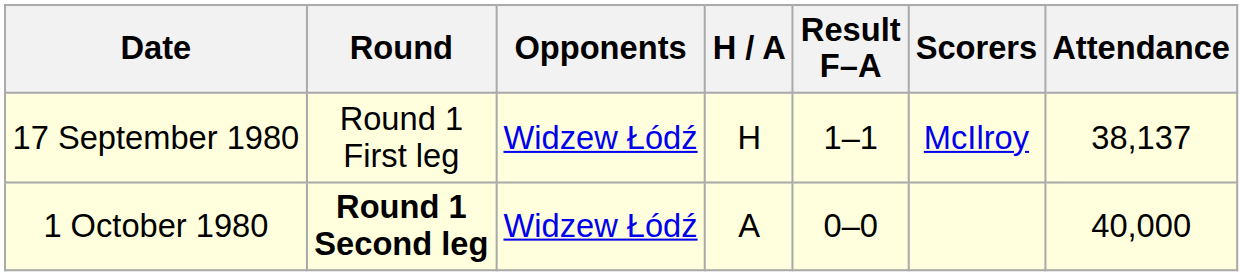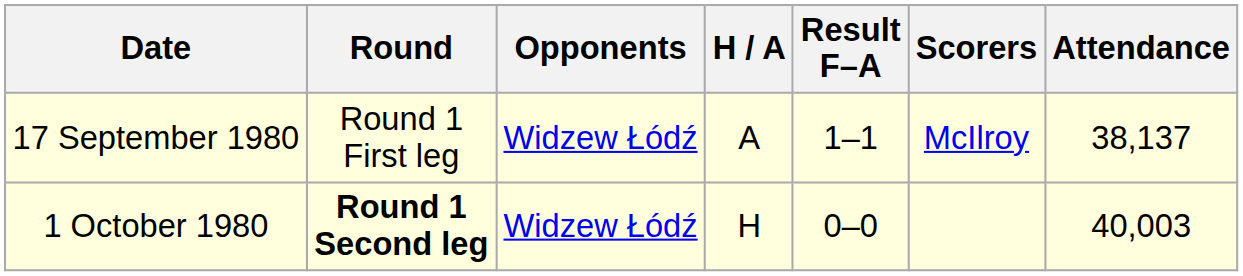(749, 137) H -> (749, 137) A
(749, 225) A -> (749, 225) H
(1141, 225) 40,000 -> (1141, 225) 40,003
